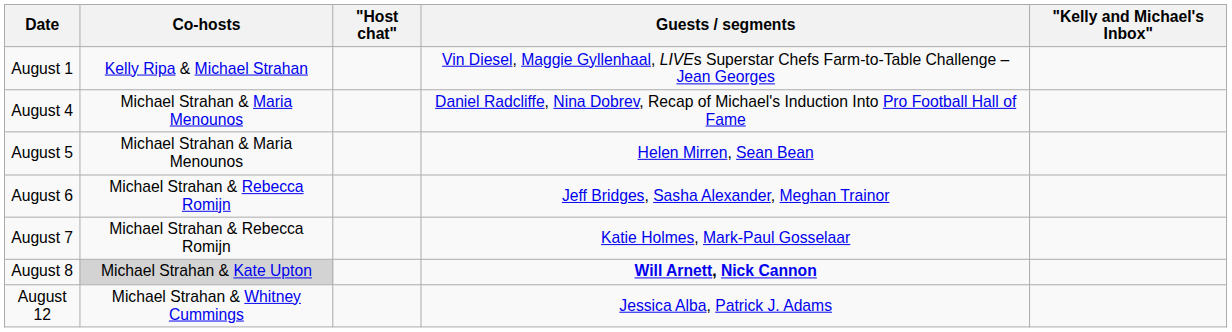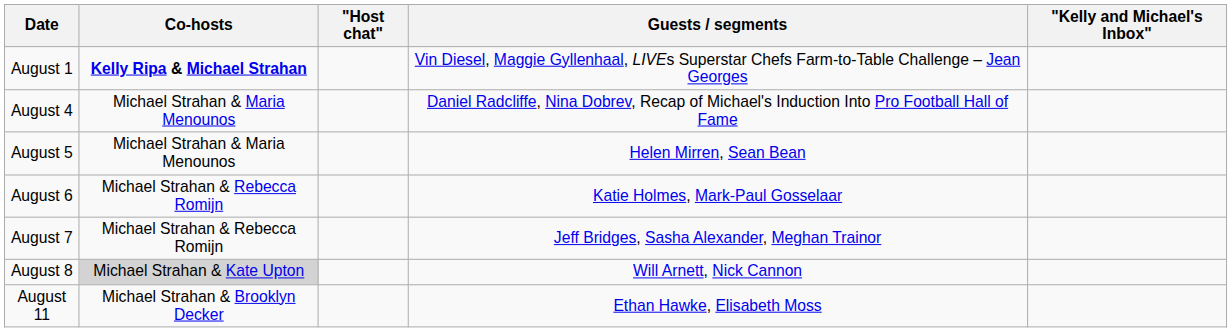(206, 68) normal -> (199, 68) bold
(726, 195) Jeff Bridges, Sasha Alexander, Meghan Trainor -> (718, 195) Katie Holmes, Mark-Paul Gosselaar
(726, 238) Katie Holmes, Mark-Paul Gosselaar -> (718, 238) Jeff Bridges, Sasha Alexander, Meghan Trainor
(726, 271) bold -> (718, 271) normal
+ row: (42, 305)
- row: (42, 305)
